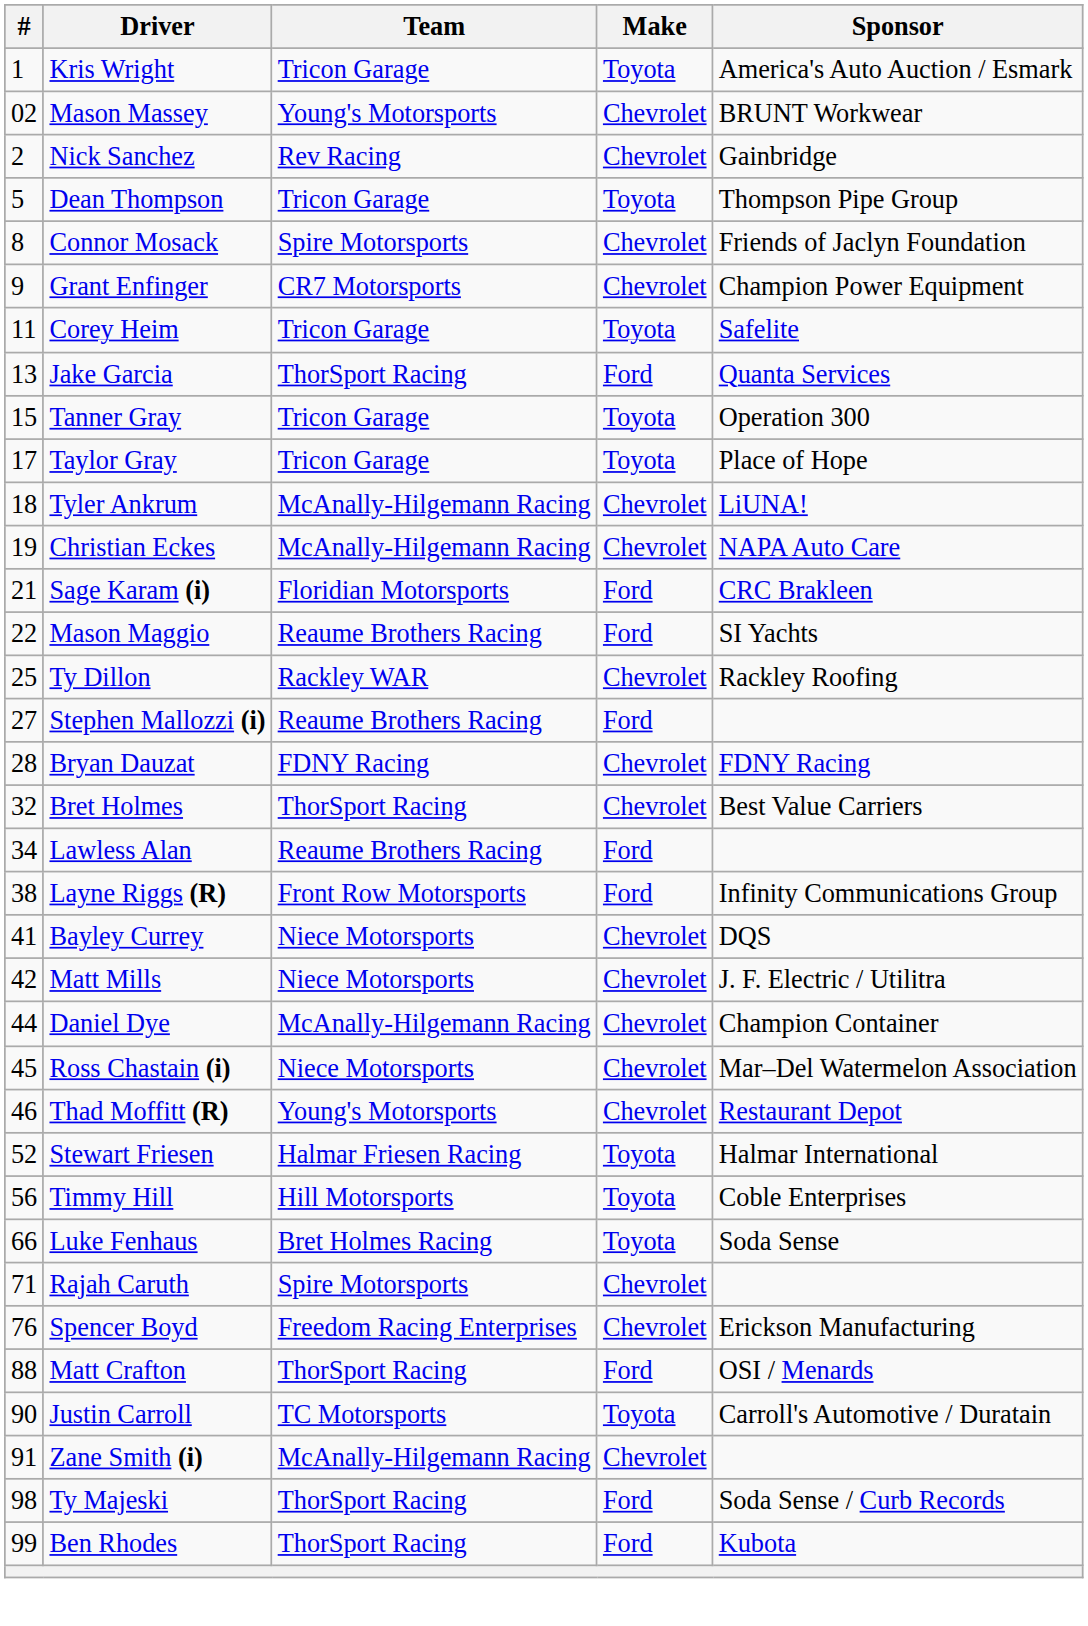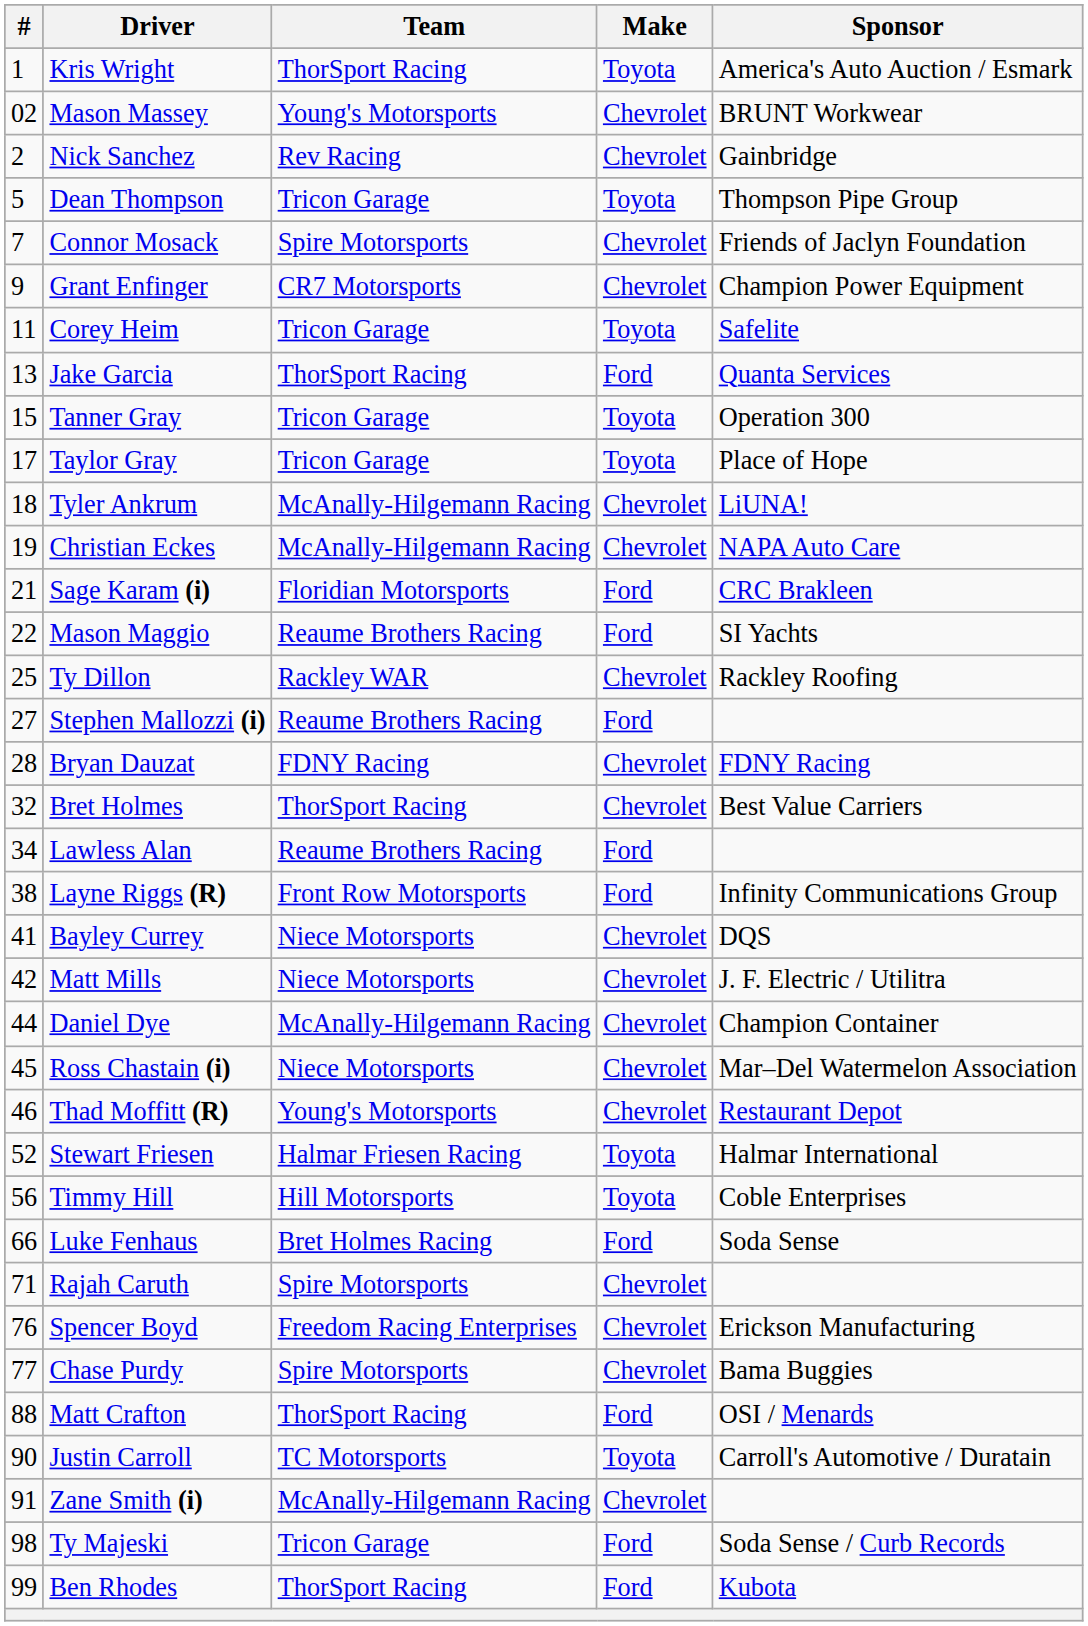(353, 69) Tricon Garage -> (372, 69) ThorSport Racing
(18, 243) 8 -> (18, 243) 7
(639, 1240) Toyota -> (628, 1240) Ford
+ row: (116, 1370)
(372, 1500) ThorSport Racing -> (353, 1543) Tricon Garage
